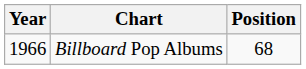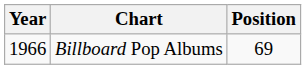(264, 49) 68 -> (264, 49) 69
